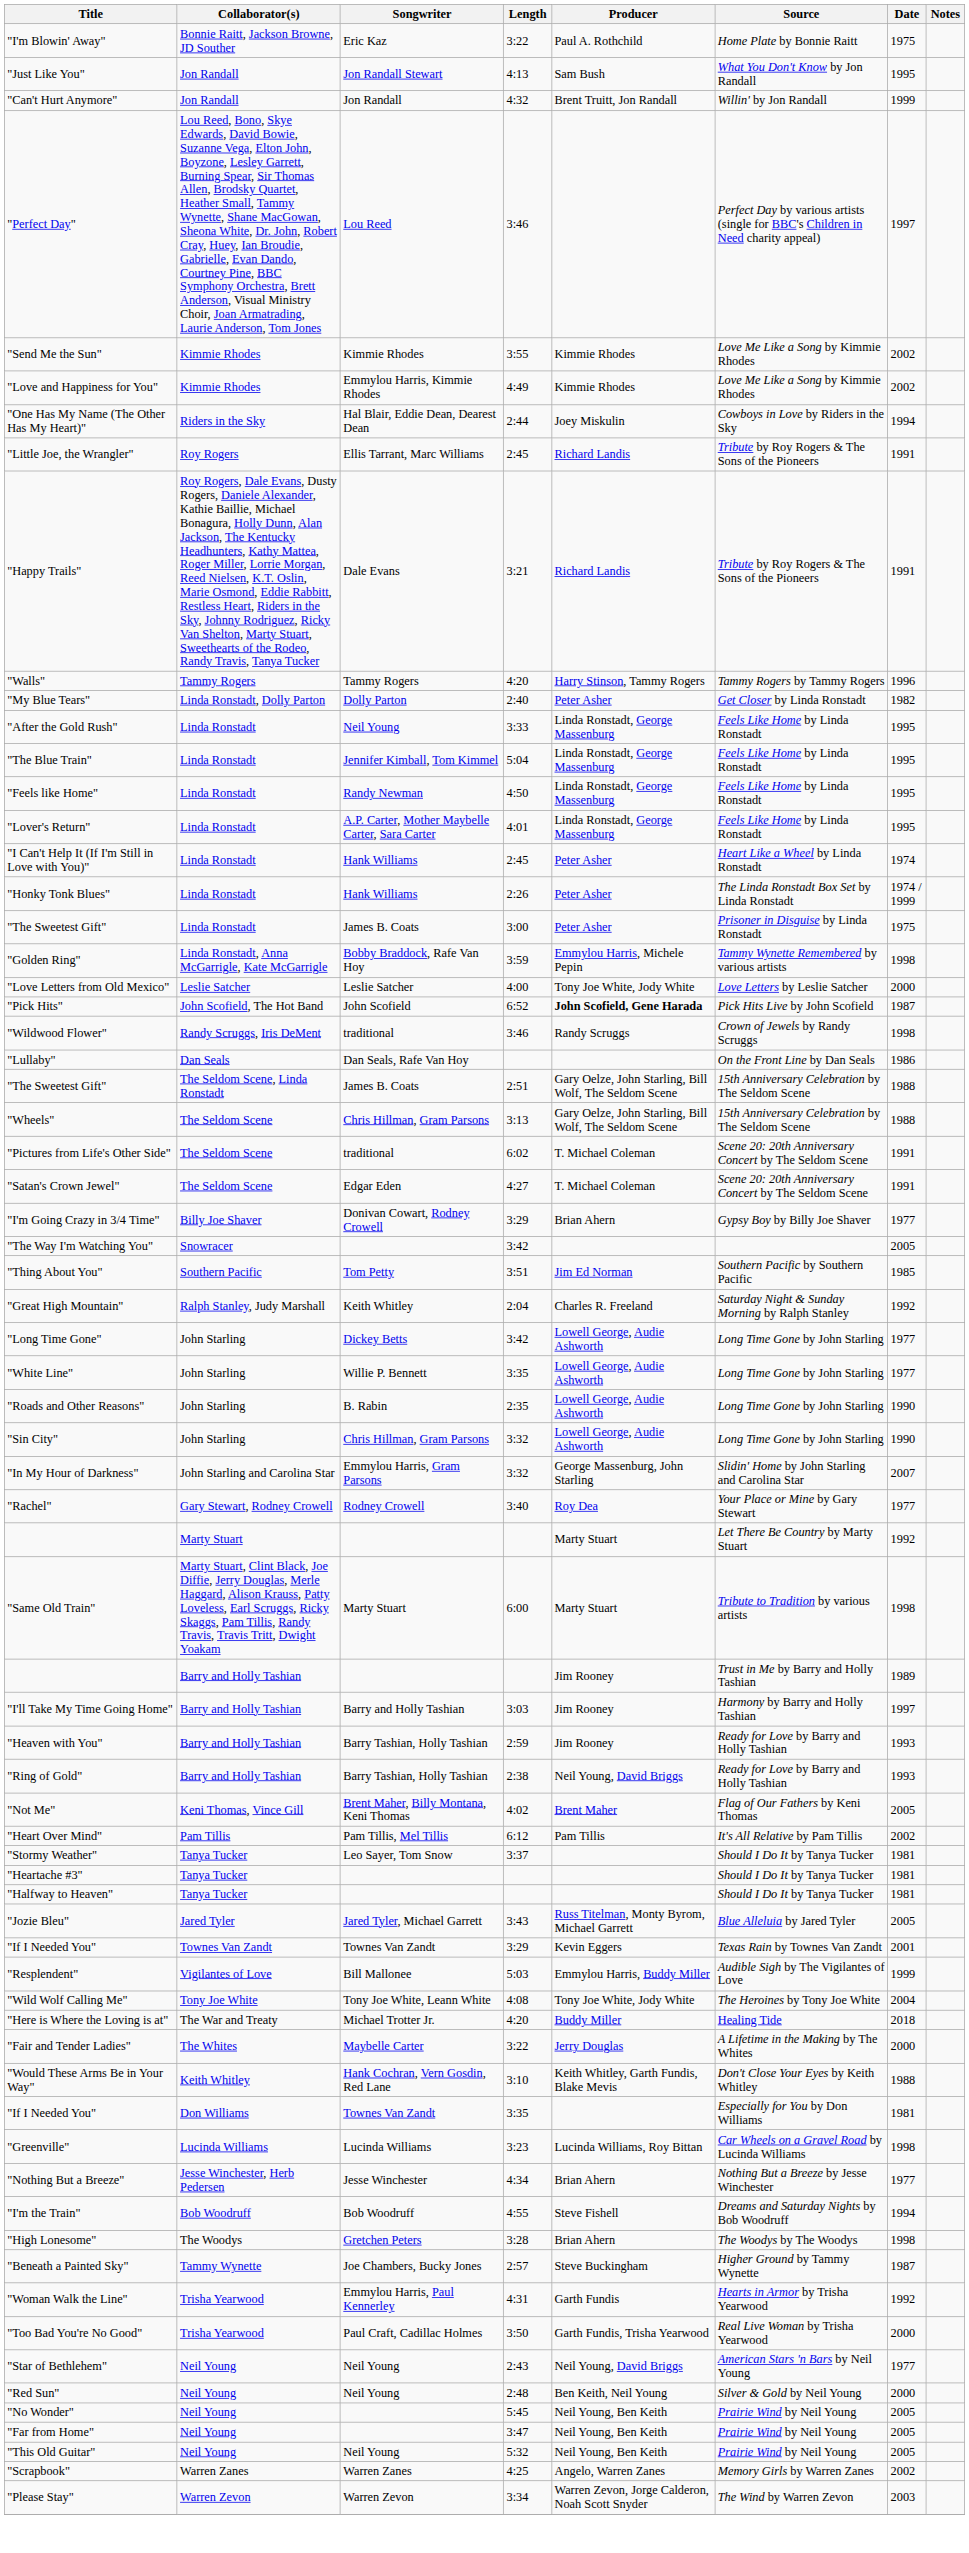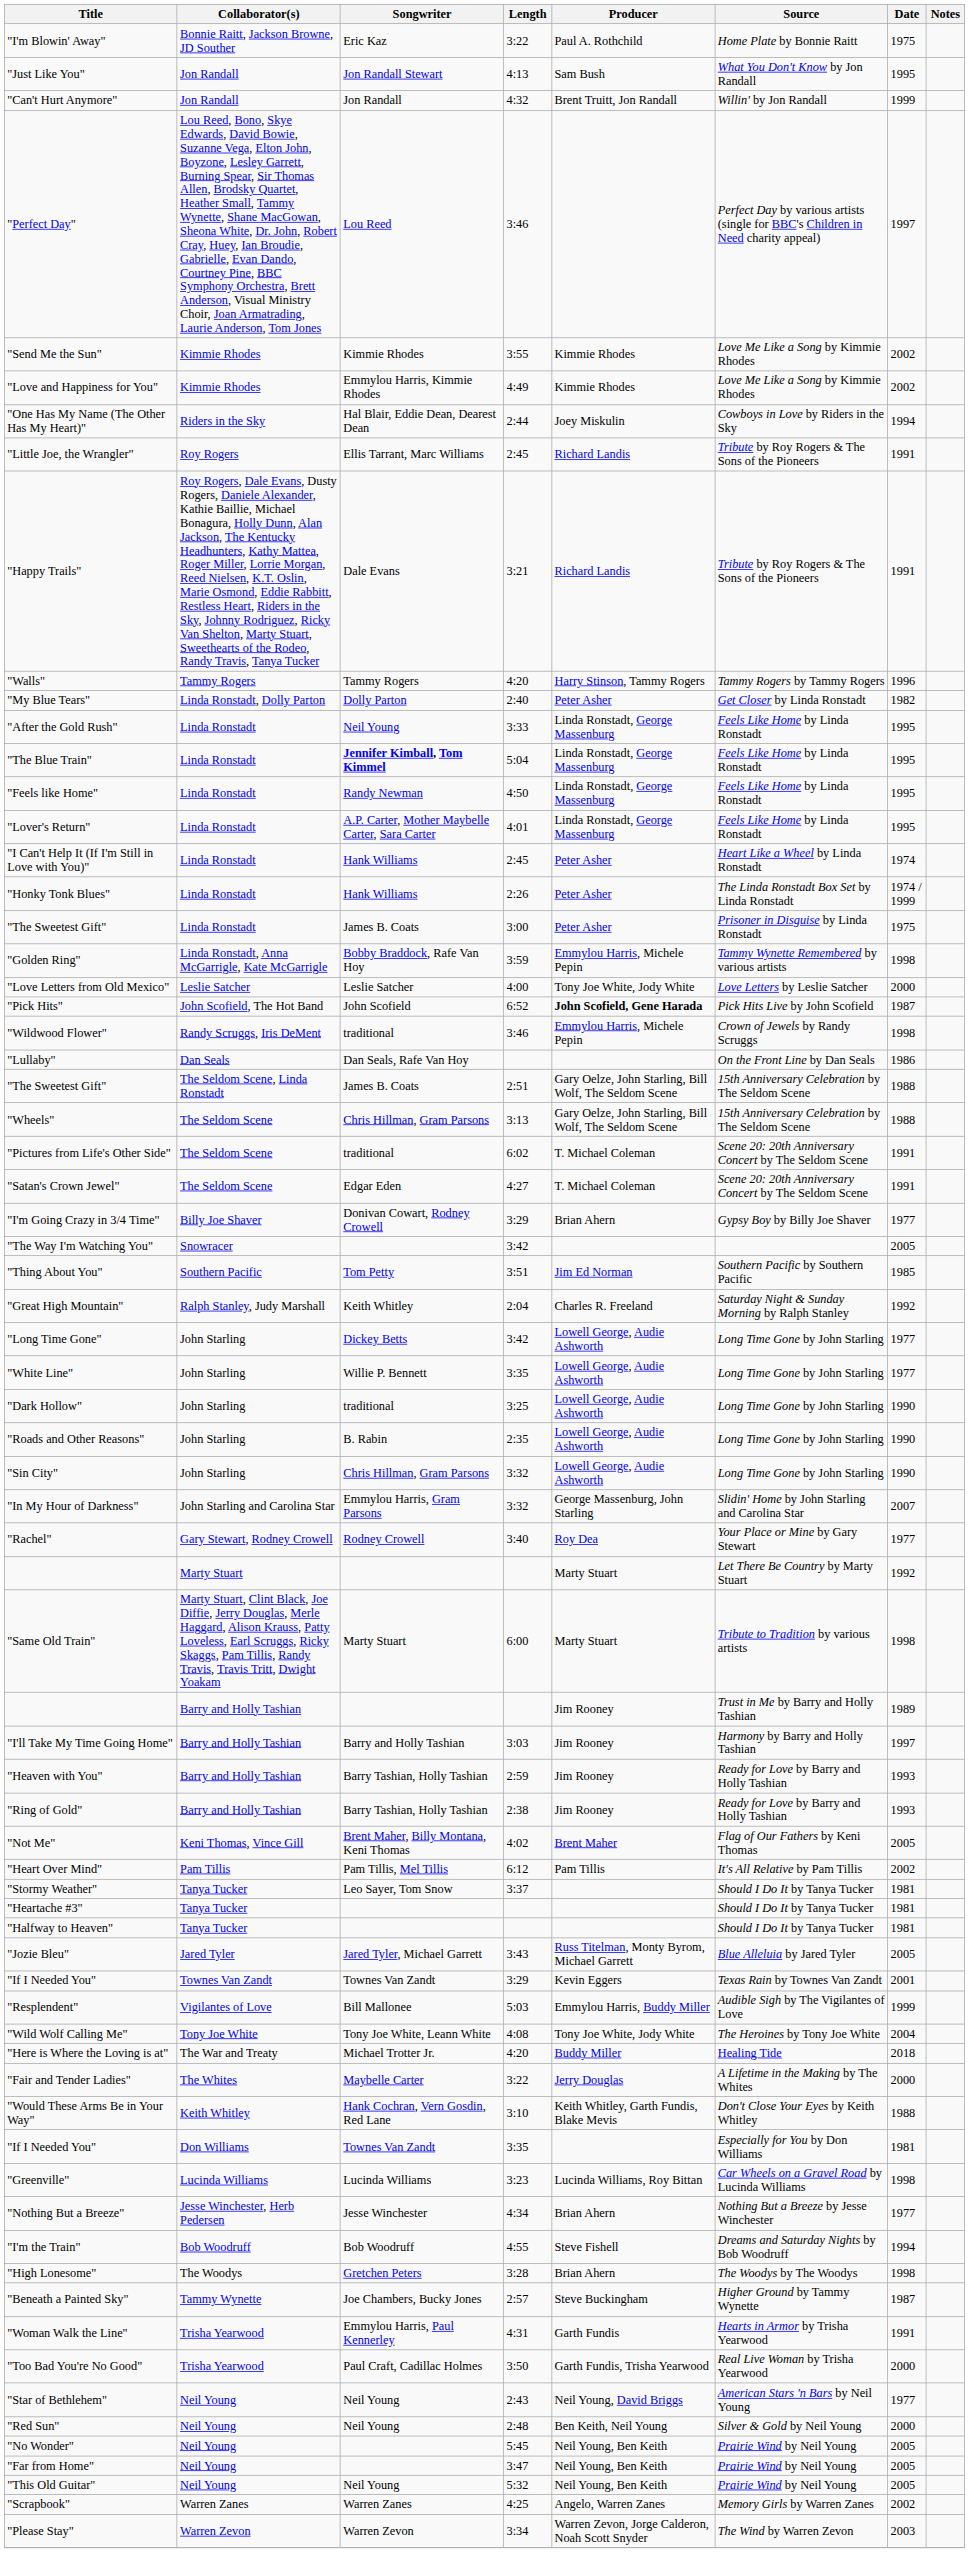(421, 760) normal -> (403, 760) bold
(592, 1033) Randy Scruggs -> (619, 1033) Emmylou Harris, Michele Pepin
+ row: (45, 1406)
(619, 1776) Neil Young, David Briggs -> (584, 1809) Jim Rooney
(903, 2299) 1992 -> (903, 2333) 1991
